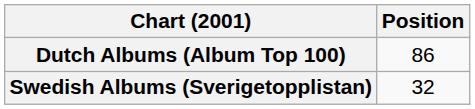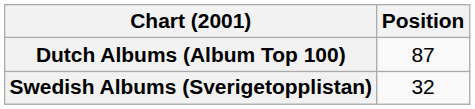(423, 54) 86 -> (423, 54) 87
